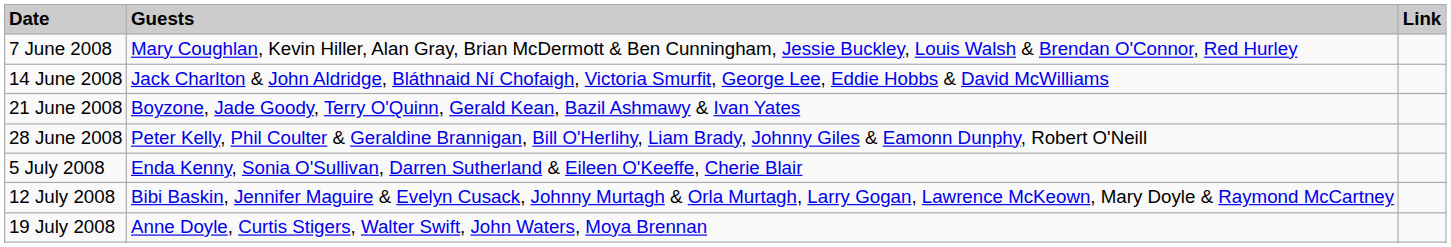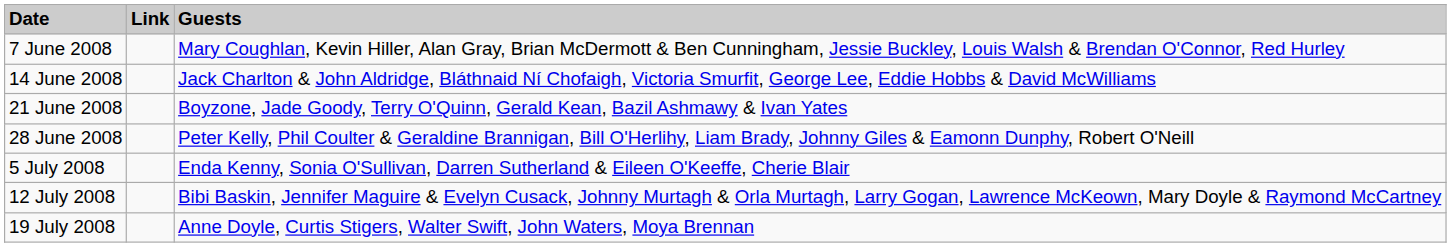columns swapped: (163, 19) <-> (1422, 19)
